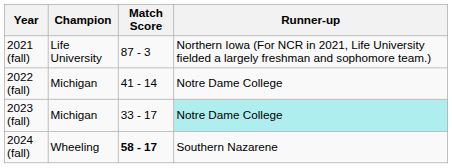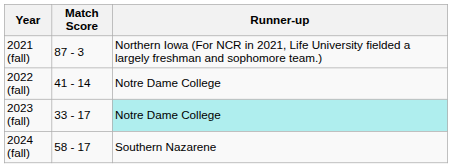- column: (83, 20)
(139, 146) bold -> (72, 146) normal
